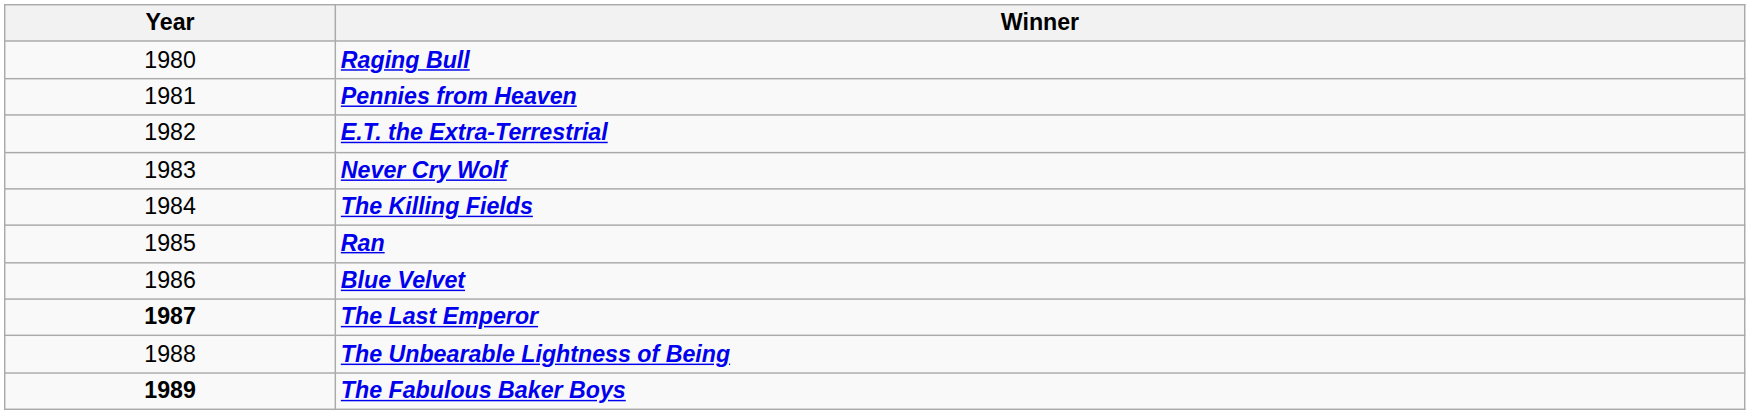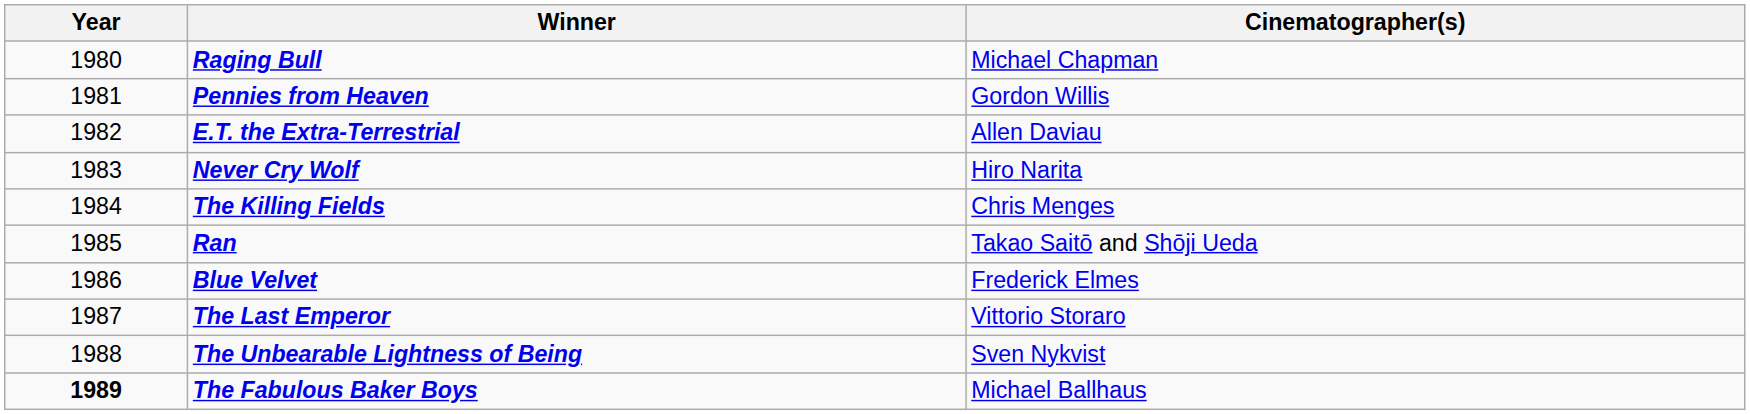+ column: (1355, 22)
(170, 317) bold -> (96, 317) normal
